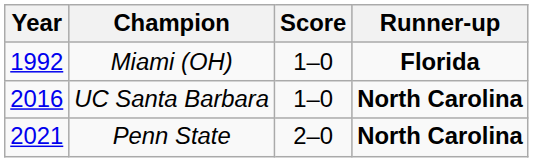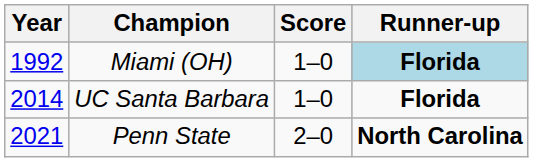(440, 61) no background -> (440, 61) lightblue background
(37, 99) 2016 -> (37, 99) 2014
(440, 99) North Carolina -> (440, 99) Florida
